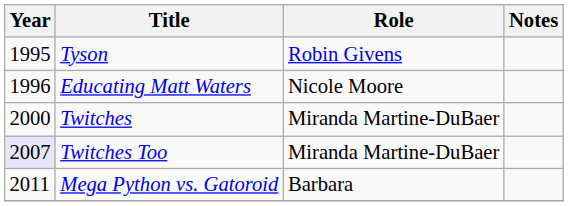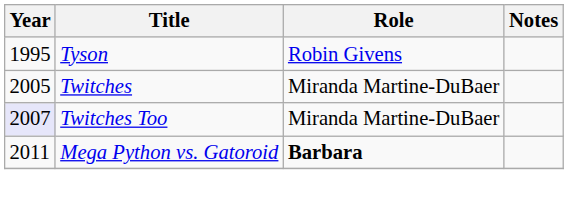- row: (156, 86)
(30, 119) 2000 -> (30, 86) 2005
(321, 184) normal -> (325, 151) bold
